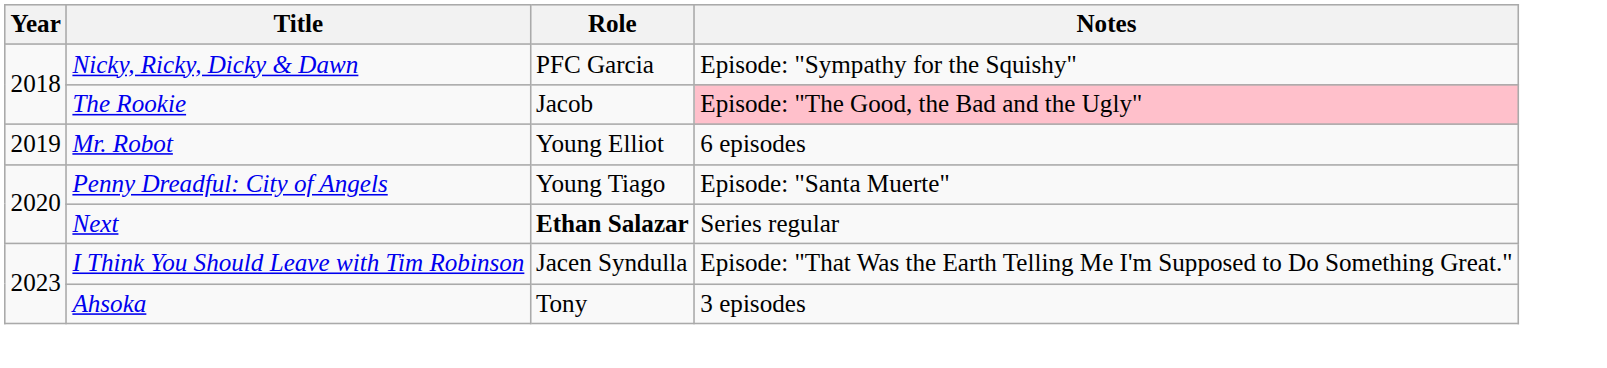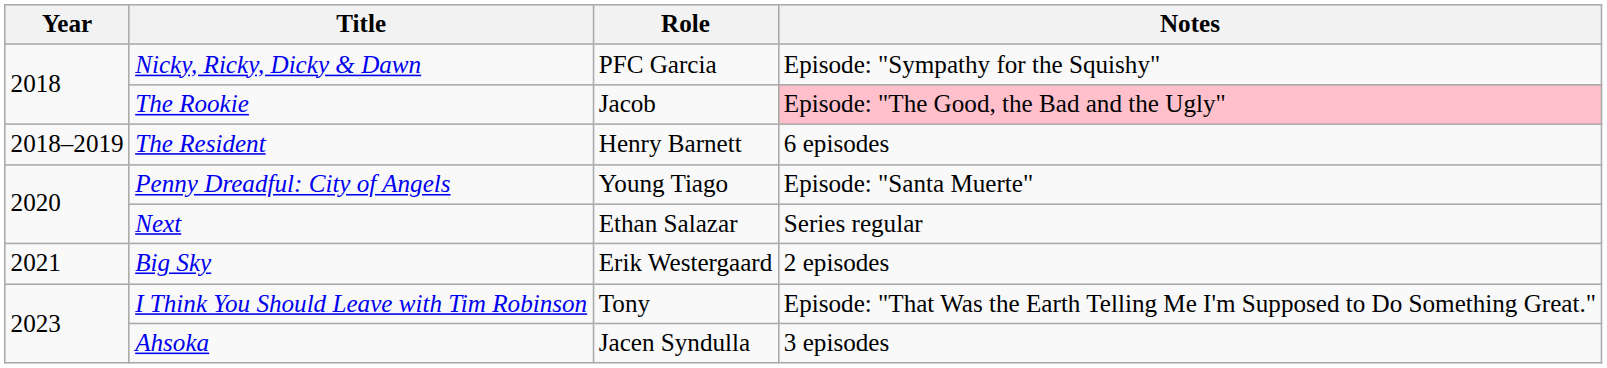+ row: (200, 143)
- row: (123, 143)
(612, 223) bold -> (668, 223) normal
+ row: (173, 263)
(612, 263) Jacen Syndulla -> (624, 303) Tony
(562, 303) Tony -> (674, 343) Jacen Syndulla
